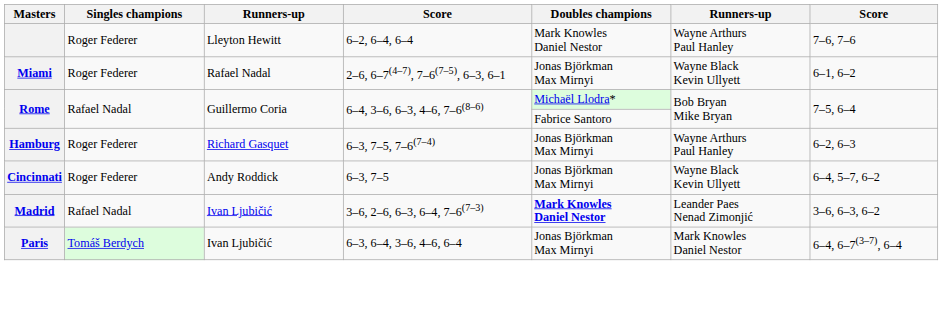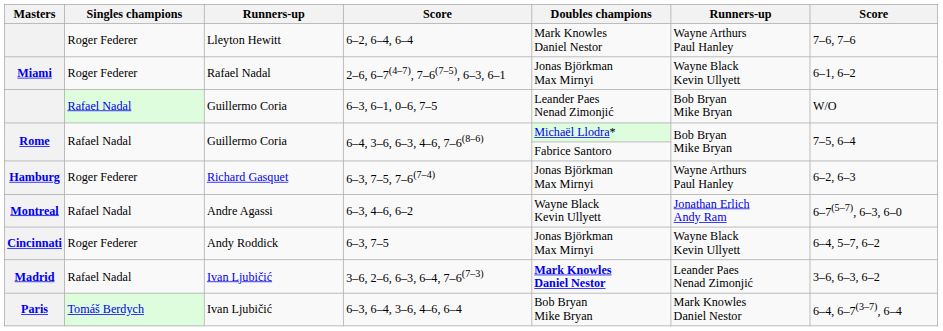+ row: (35, 106)
+ row: (35, 210)
(574, 243) Jonas Björkman Max Mirnyi -> (563, 309) Bob Bryan Mike Bryan
